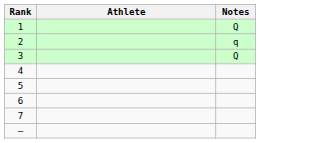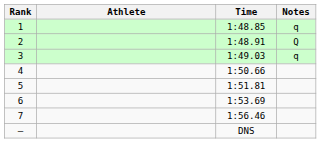+ column: (246, 12)
(236, 27) Q -> (296, 27) q
(236, 41) q -> (296, 41) Q
(236, 56) Q -> (296, 56) q
